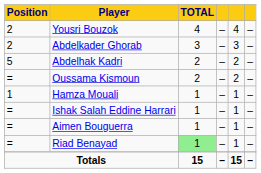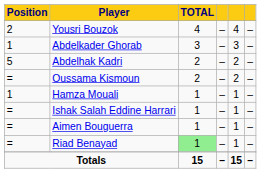(10, 45) 2 -> (10, 45) 1
